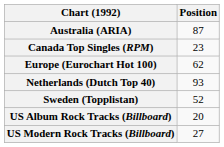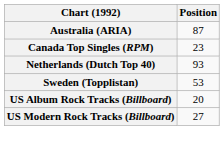- row: (91, 64)
(198, 99) 52 -> (198, 82) 53
